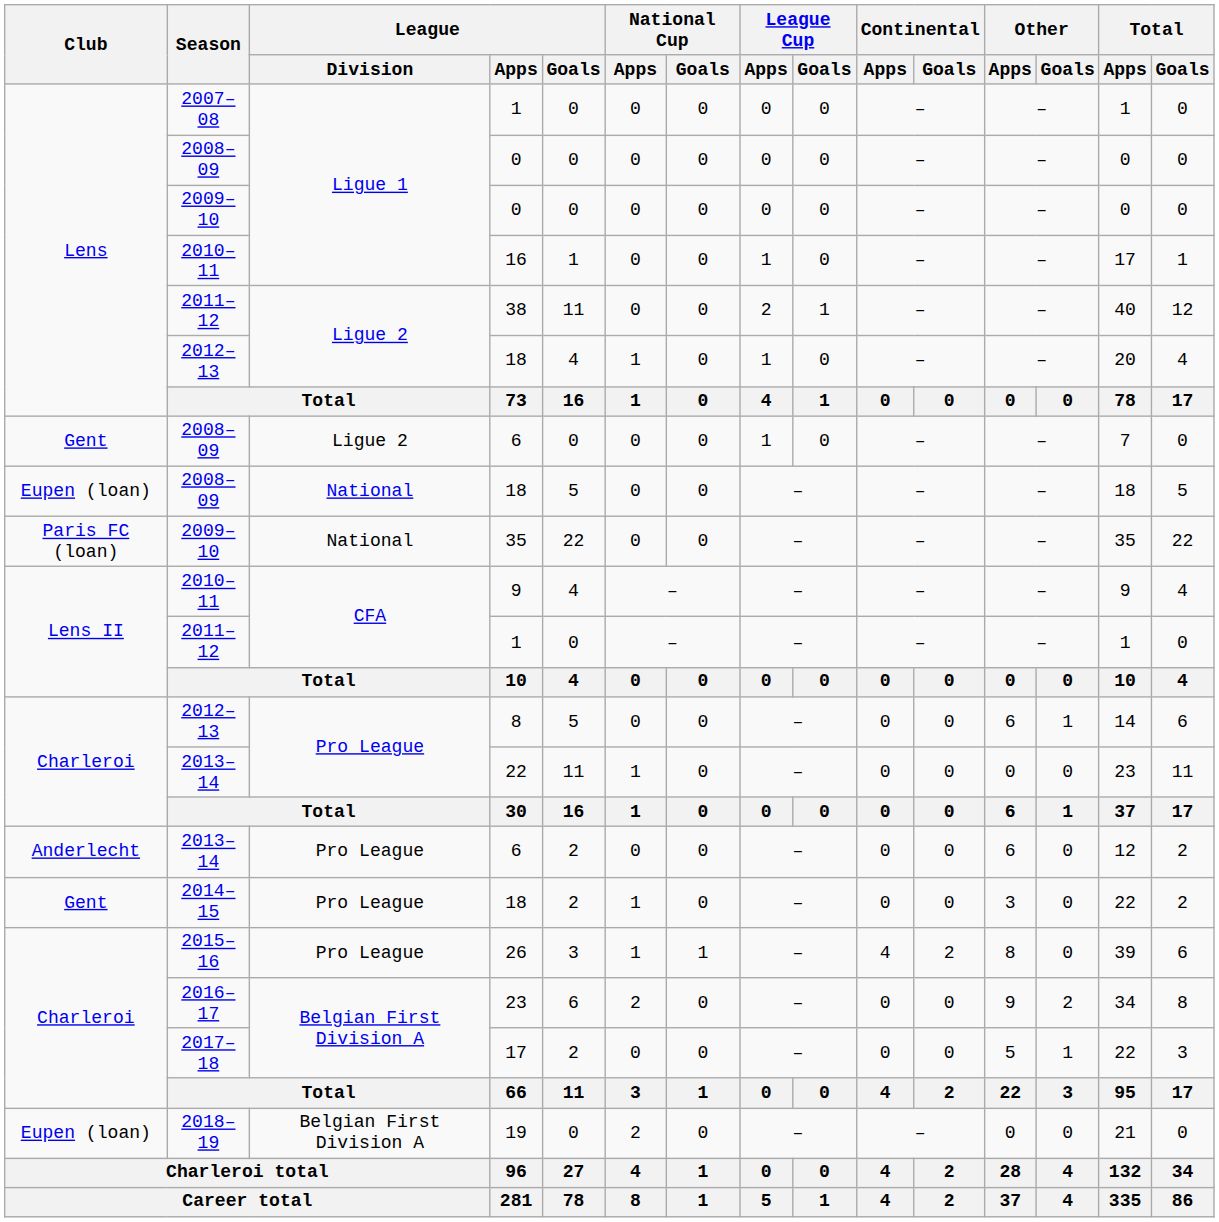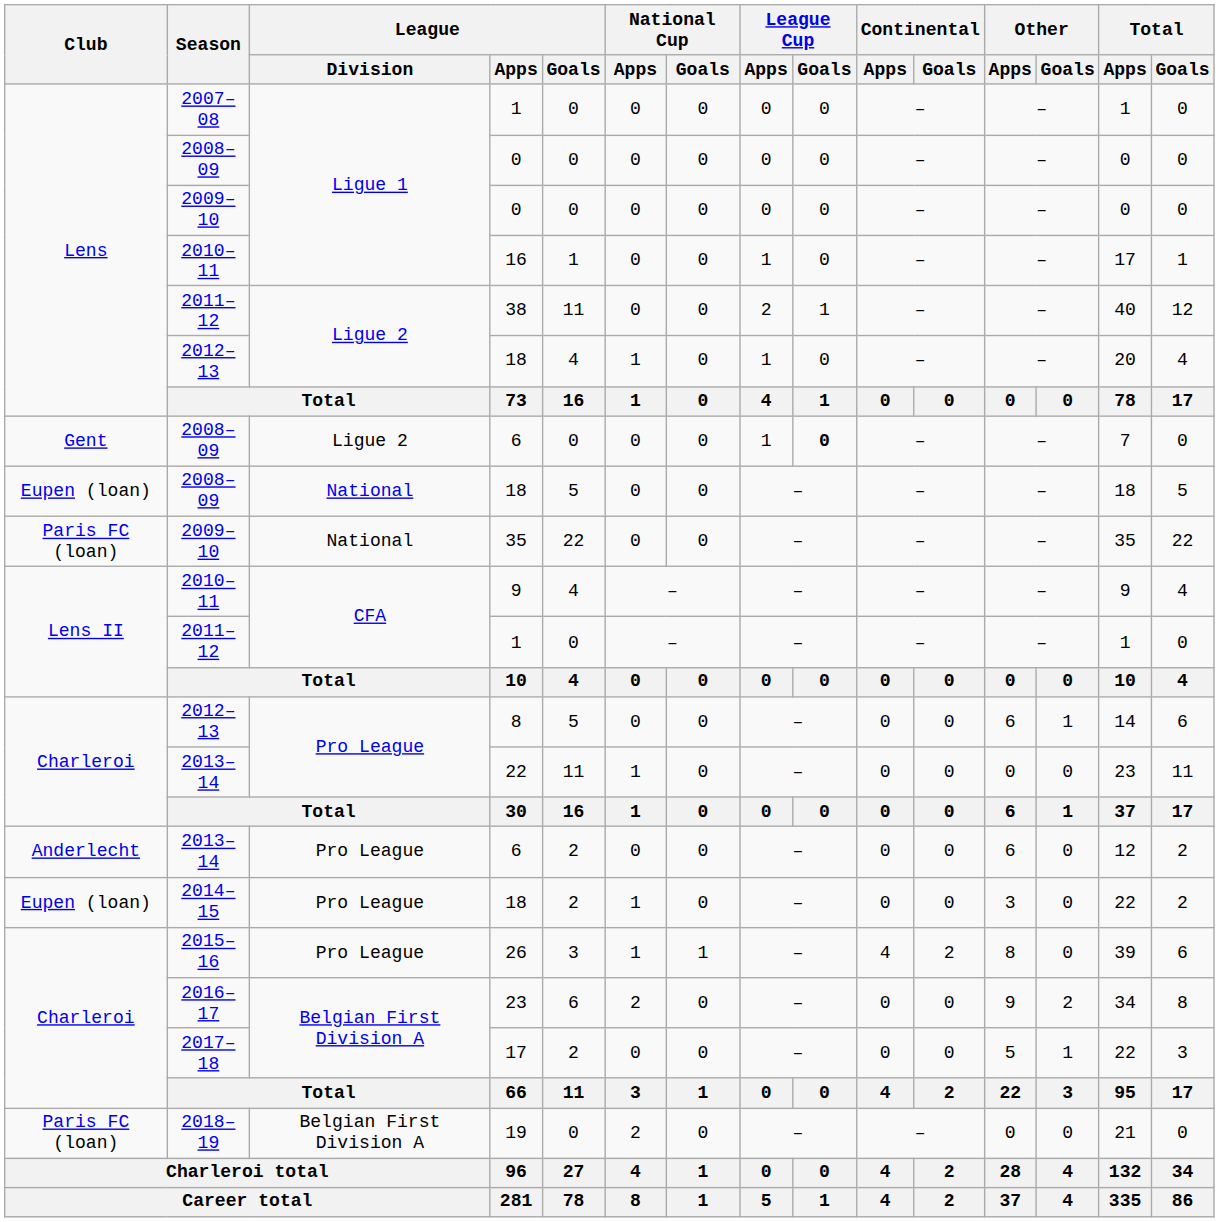(824, 441) normal -> (824, 441) bold
(86, 902) Gent -> (86, 902) Eupen (loan)
(86, 1133) Eupen (loan) -> (86, 1133) Paris FC (loan)
